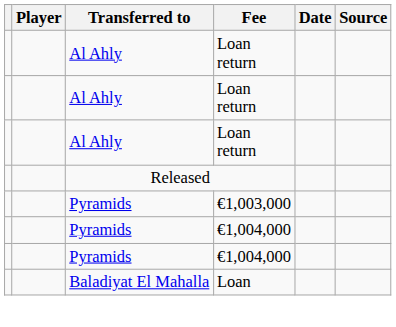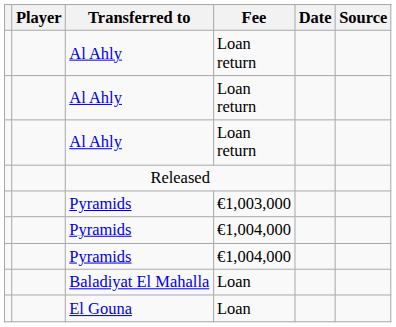+ row: (101, 308)
